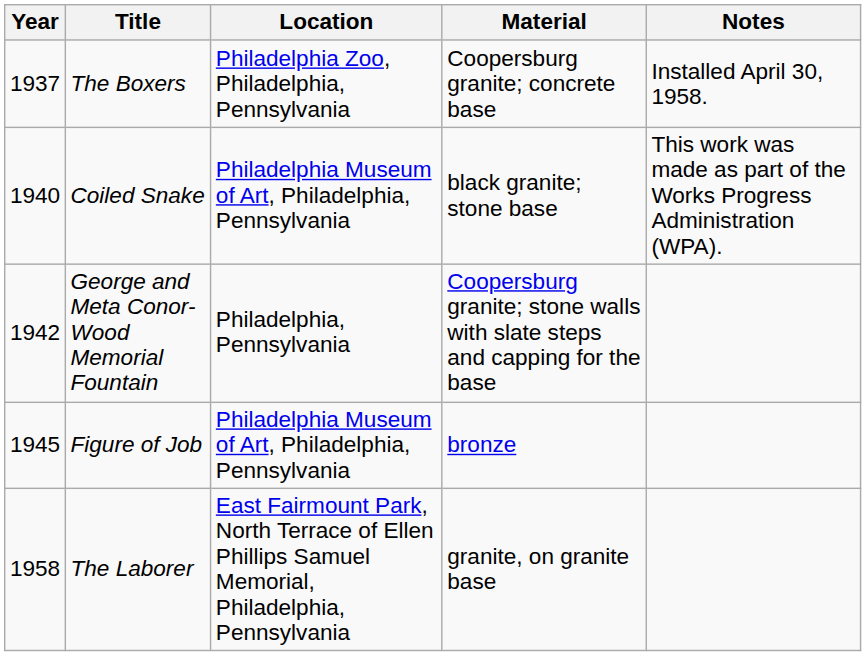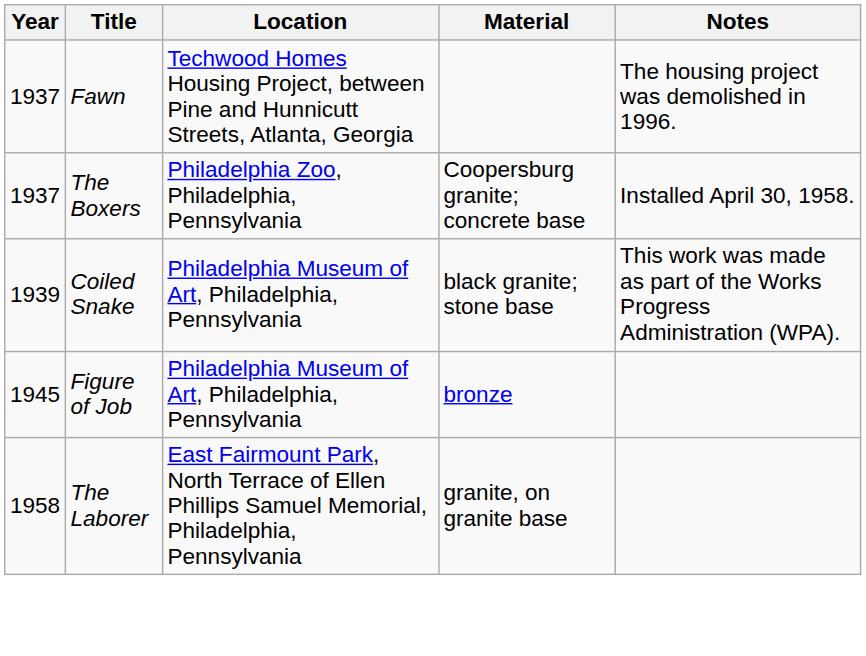+ row: (98, 96)
(35, 195) 1940 -> (35, 294) 1939
- row: (133, 332)
